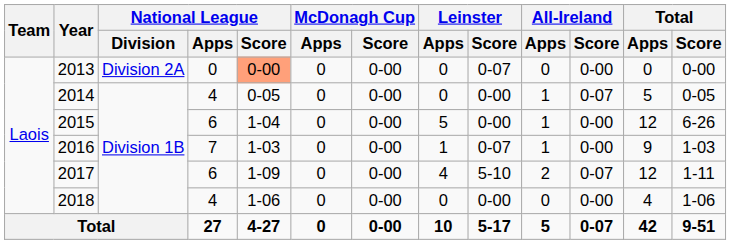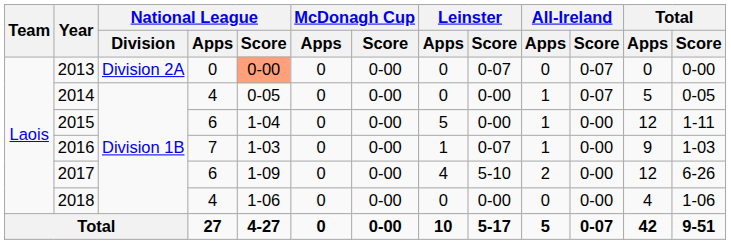(597, 69) 0-00 -> (597, 69) 0-07
(699, 122) 6-26 -> (699, 122) 1-11
(597, 174) 0-07 -> (597, 174) 0-00
(699, 174) 1-11 -> (699, 174) 6-26
